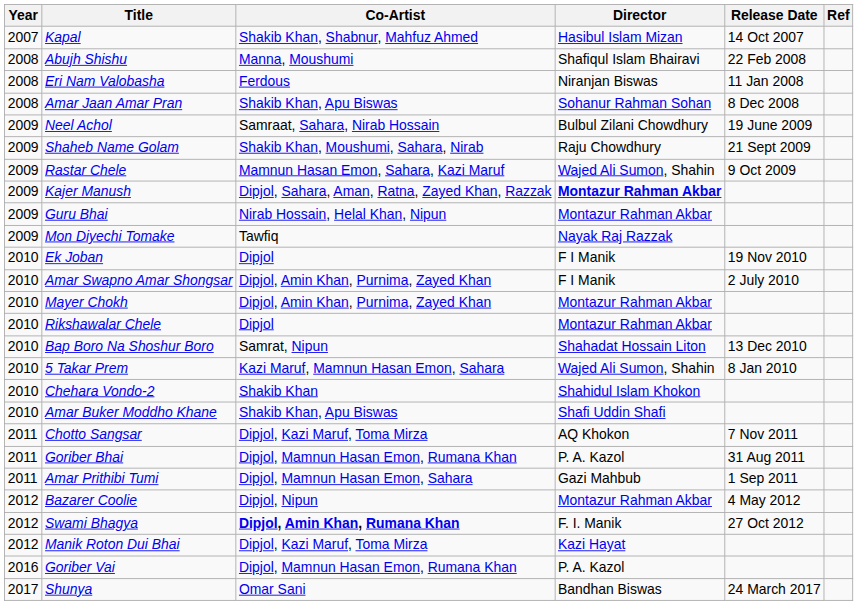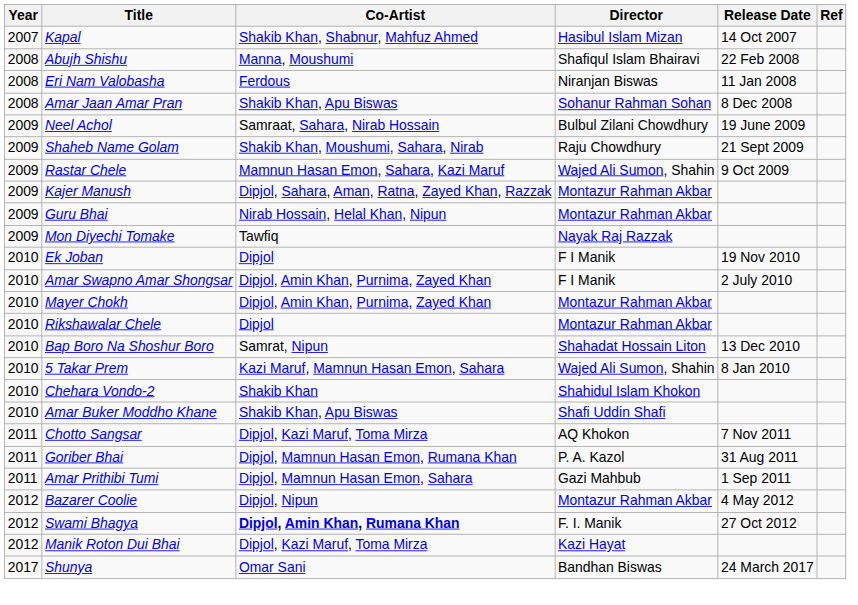(640, 192) bold -> (635, 192) normal
- row: (80, 567)
